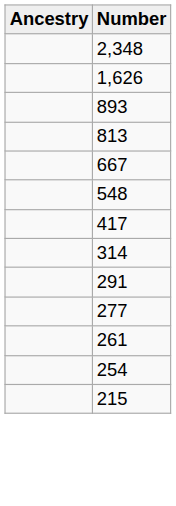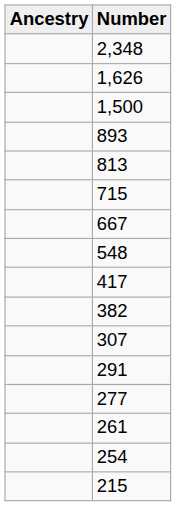+ row: (120, 107)
+ row: (112, 194)
+ row: (112, 311)
- row: (112, 252)
+ row: (112, 340)
